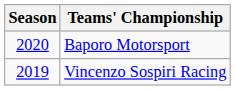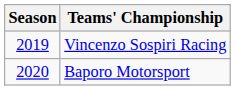rows swapped: (145, 71) <-> (127, 44)
